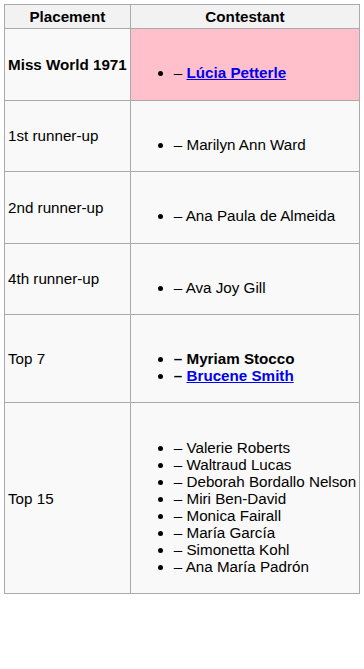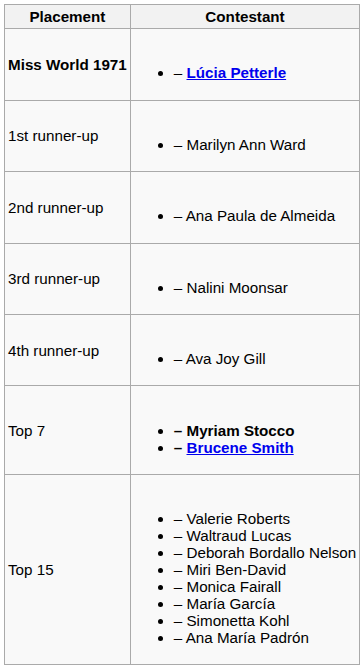(245, 73) pink background -> (245, 73) no background
+ row: (54, 279)
